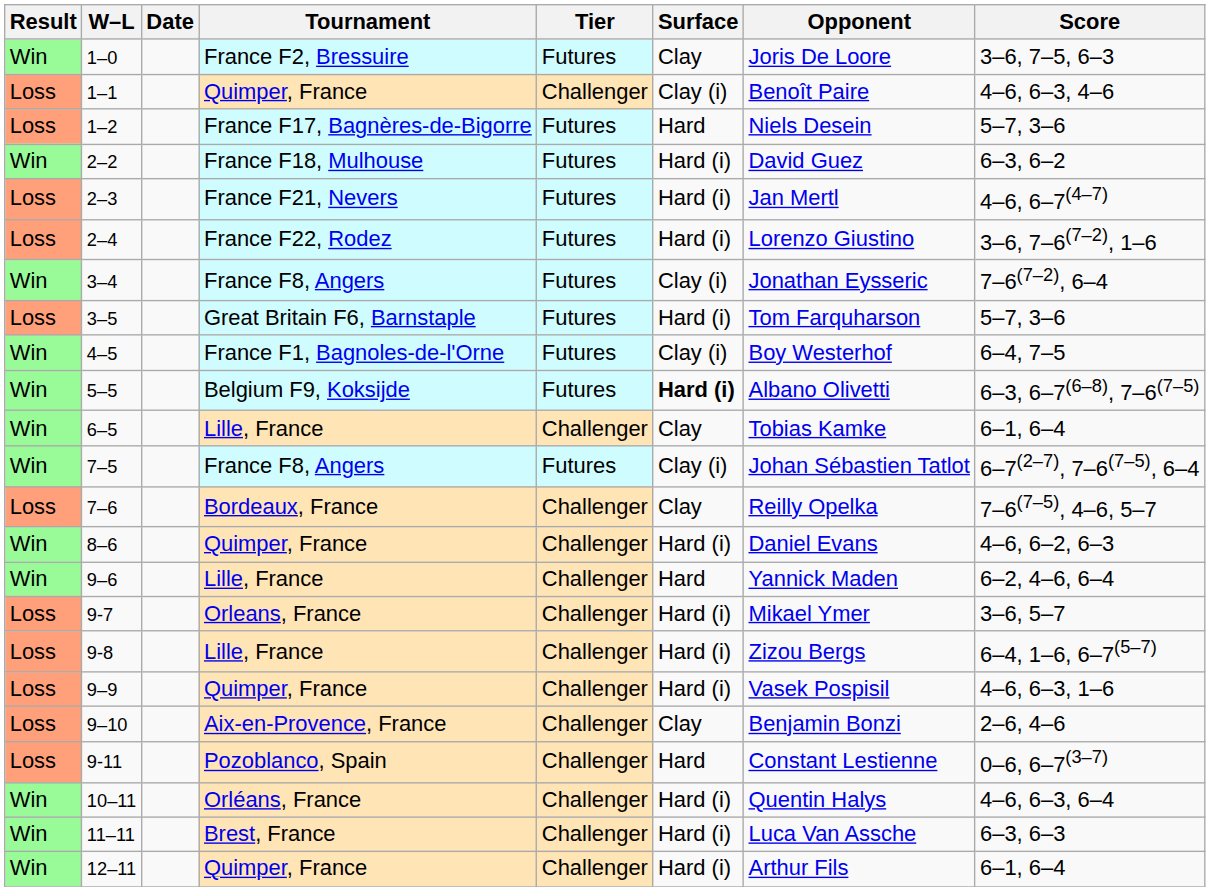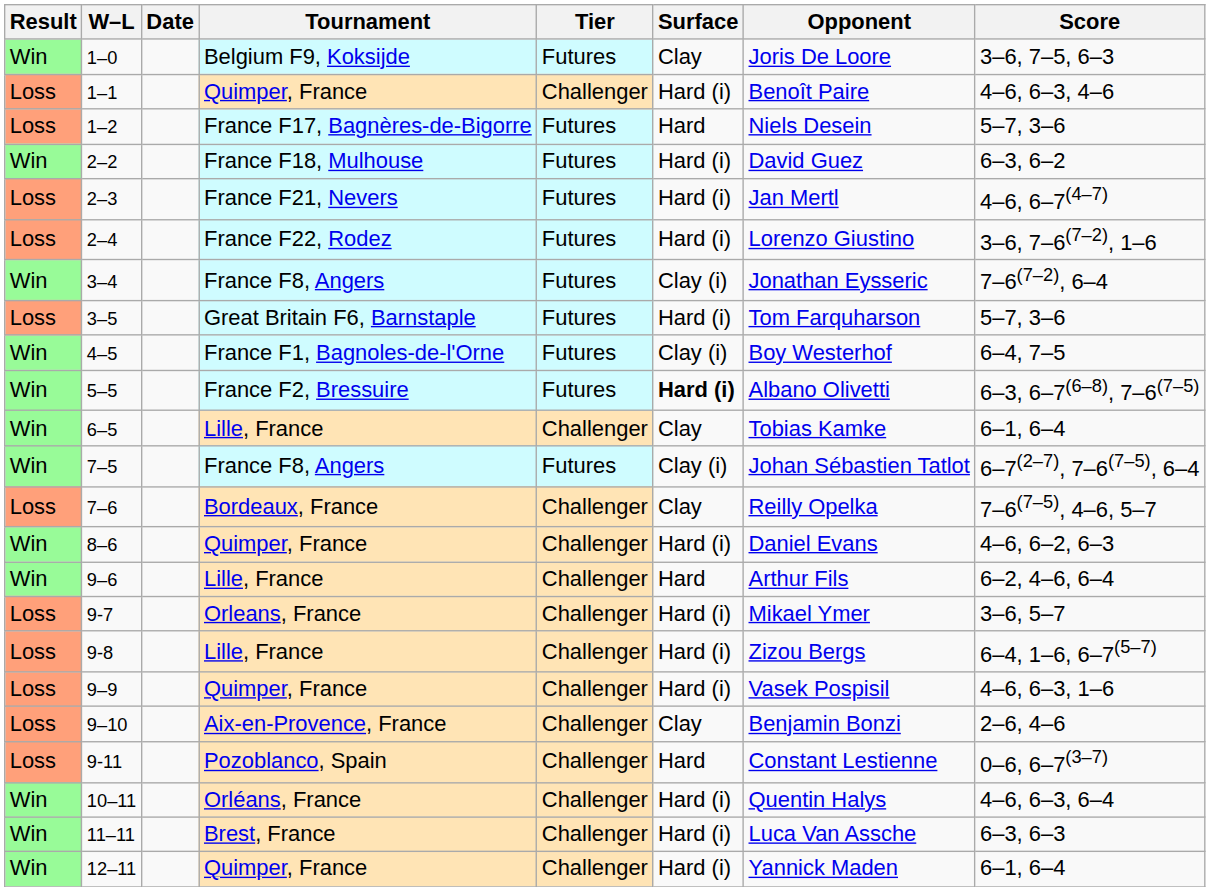(306, 56) France F2, Bressuire -> (307, 56) Belgium F9, Koksijde
(693, 91) Clay (i) -> (695, 91) Hard (i)
(307, 390) Belgium F9, Koksijde -> (306, 390) France F2, Bressuire
(823, 578) Yannick Maden -> (798, 578) Arthur Fils
(798, 868) Arthur Fils -> (823, 868) Yannick Maden
